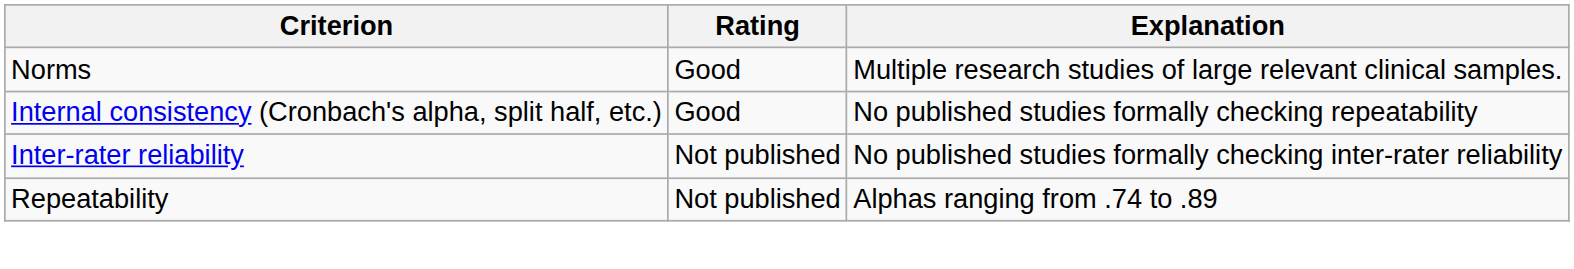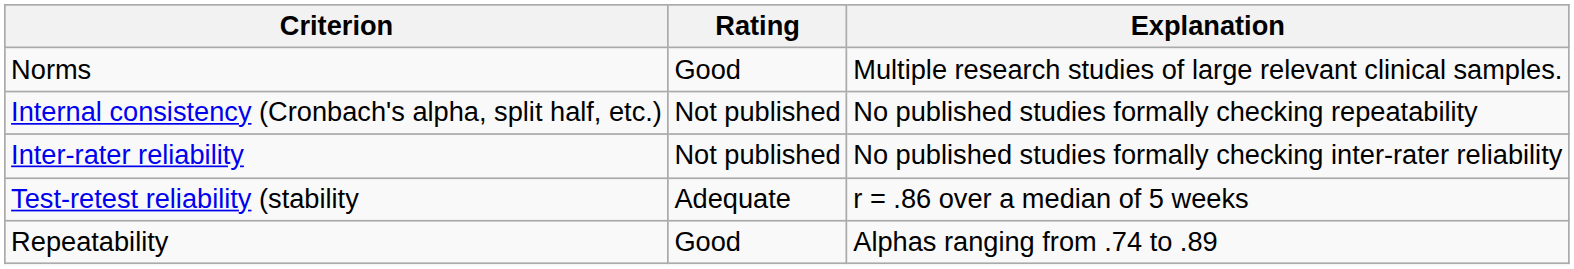(708, 112) Good -> (758, 112) Not published
+ row: (185, 198)
(758, 198) Not published -> (708, 241) Good
